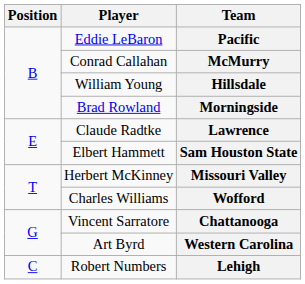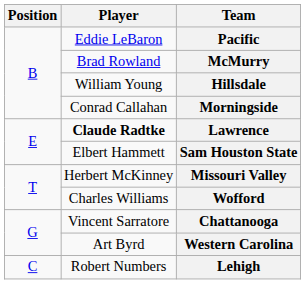(119, 61) Conrad Callahan -> (119, 61) Brad Rowland
(119, 107) Brad Rowland -> (119, 107) Conrad Callahan
(119, 130) normal -> (119, 130) bold
